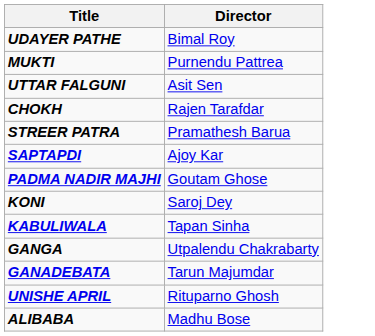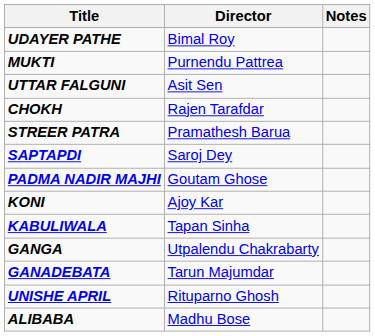+ column: (346, 16)
(195, 156) Ajoy Kar -> (200, 156) Saroj Dey
(200, 202) Saroj Dey -> (195, 202) Ajoy Kar
